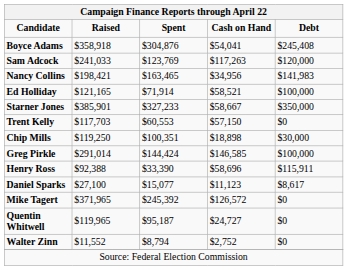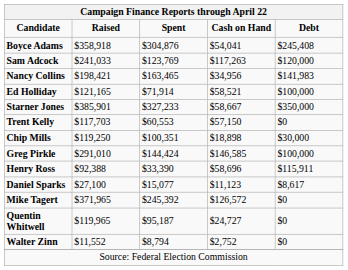(93, 153) $291,014 -> (93, 153) $291,010
